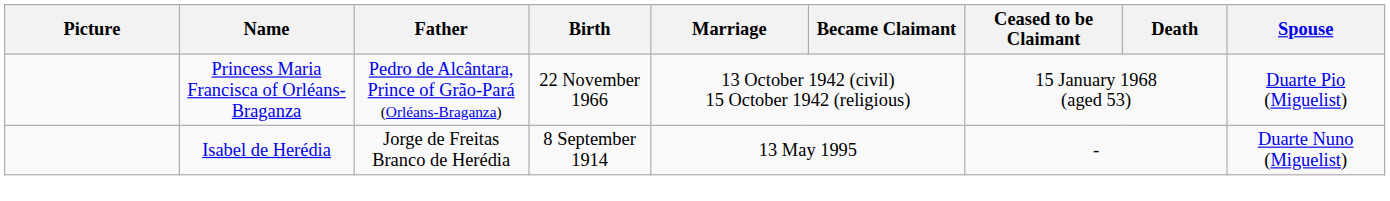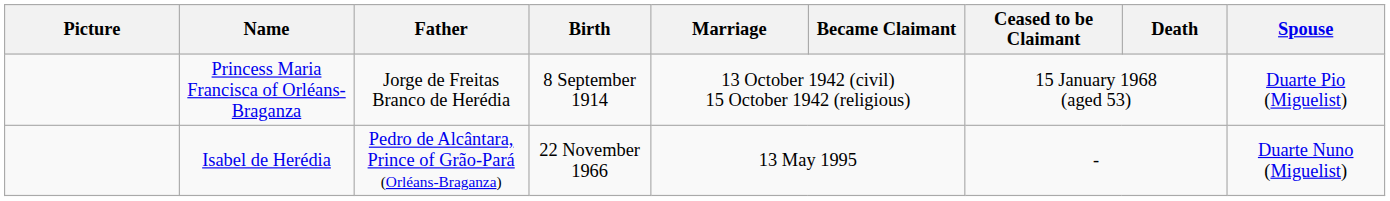(441, 89) Pedro de Alcântara, Prince of Grão-Pará (Orléans-Braganza) -> (441, 89) Jorge de Freitas Branco de Herédia
(590, 89) 22 November 1966 -> (590, 89) 8 September 1914
(441, 149) Jorge de Freitas Branco de Herédia -> (441, 160) Pedro de Alcântara, Prince of Grão-Pará (Orléans-Braganza)
(590, 149) 8 September 1914 -> (590, 160) 22 November 1966
